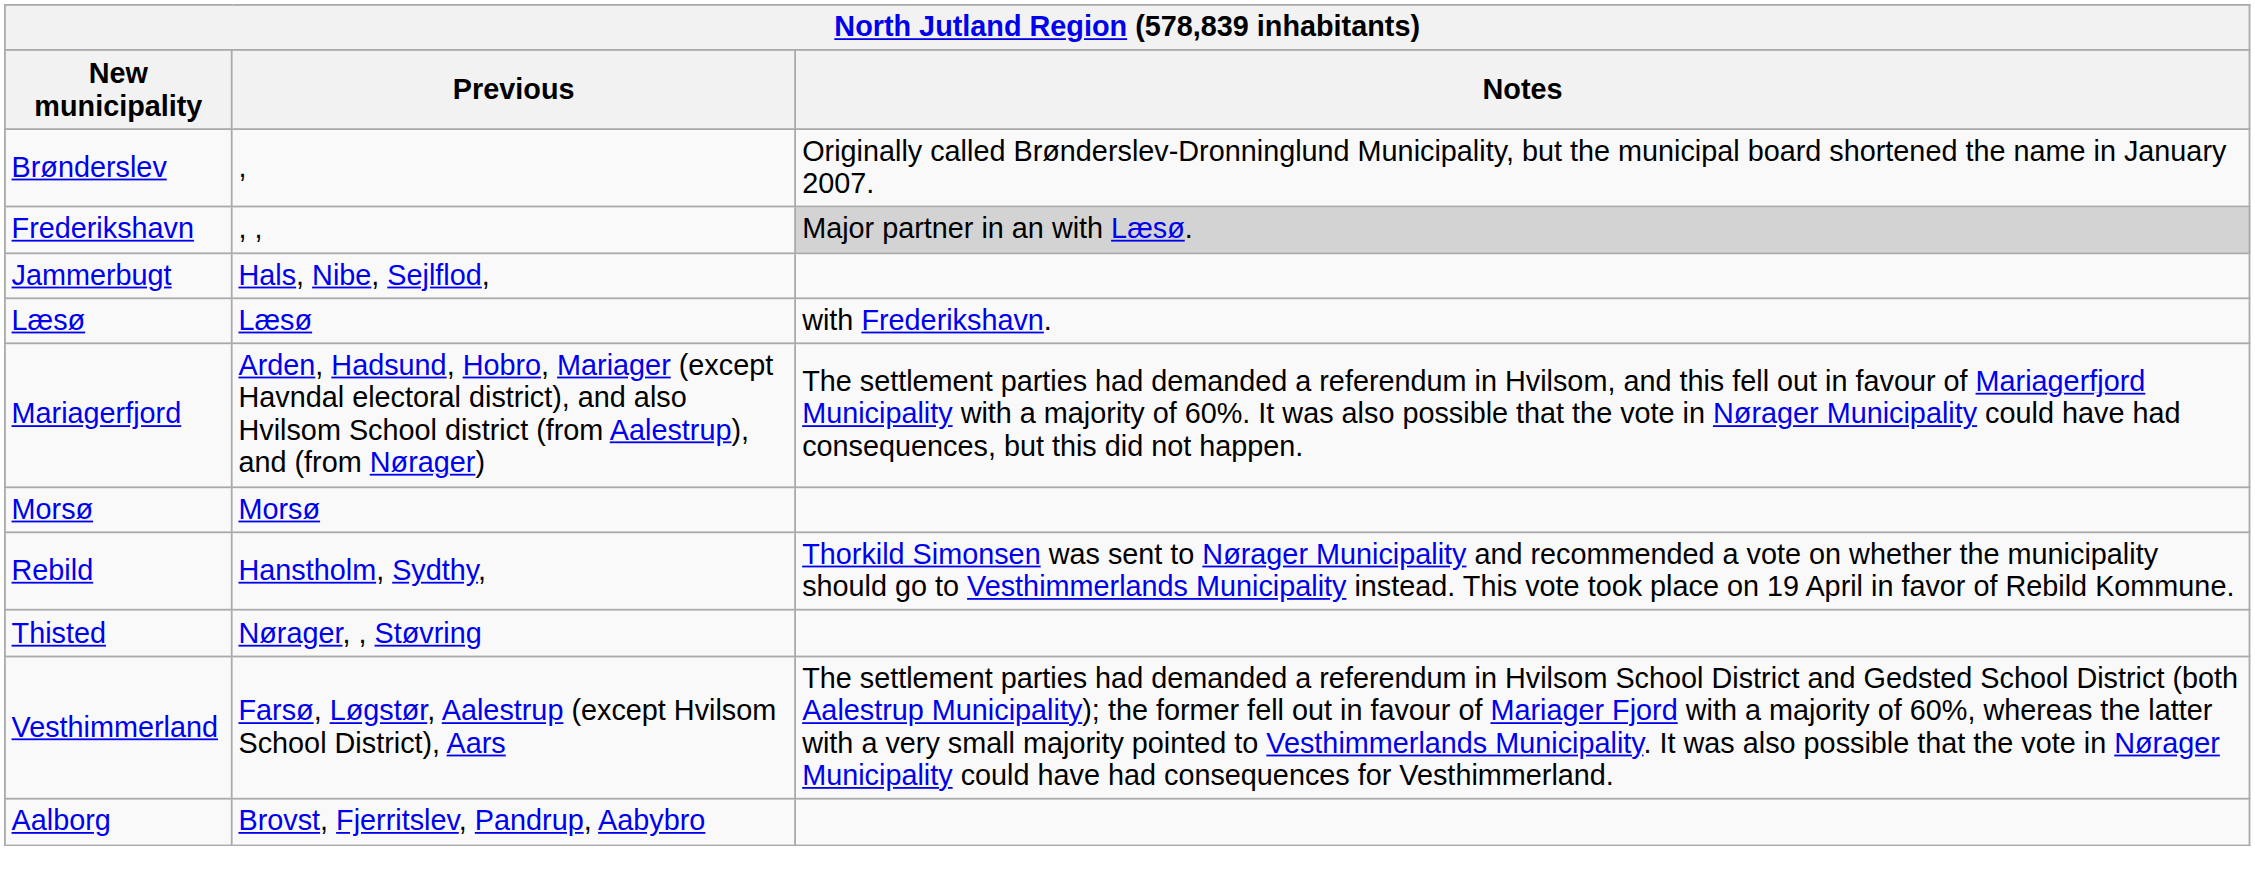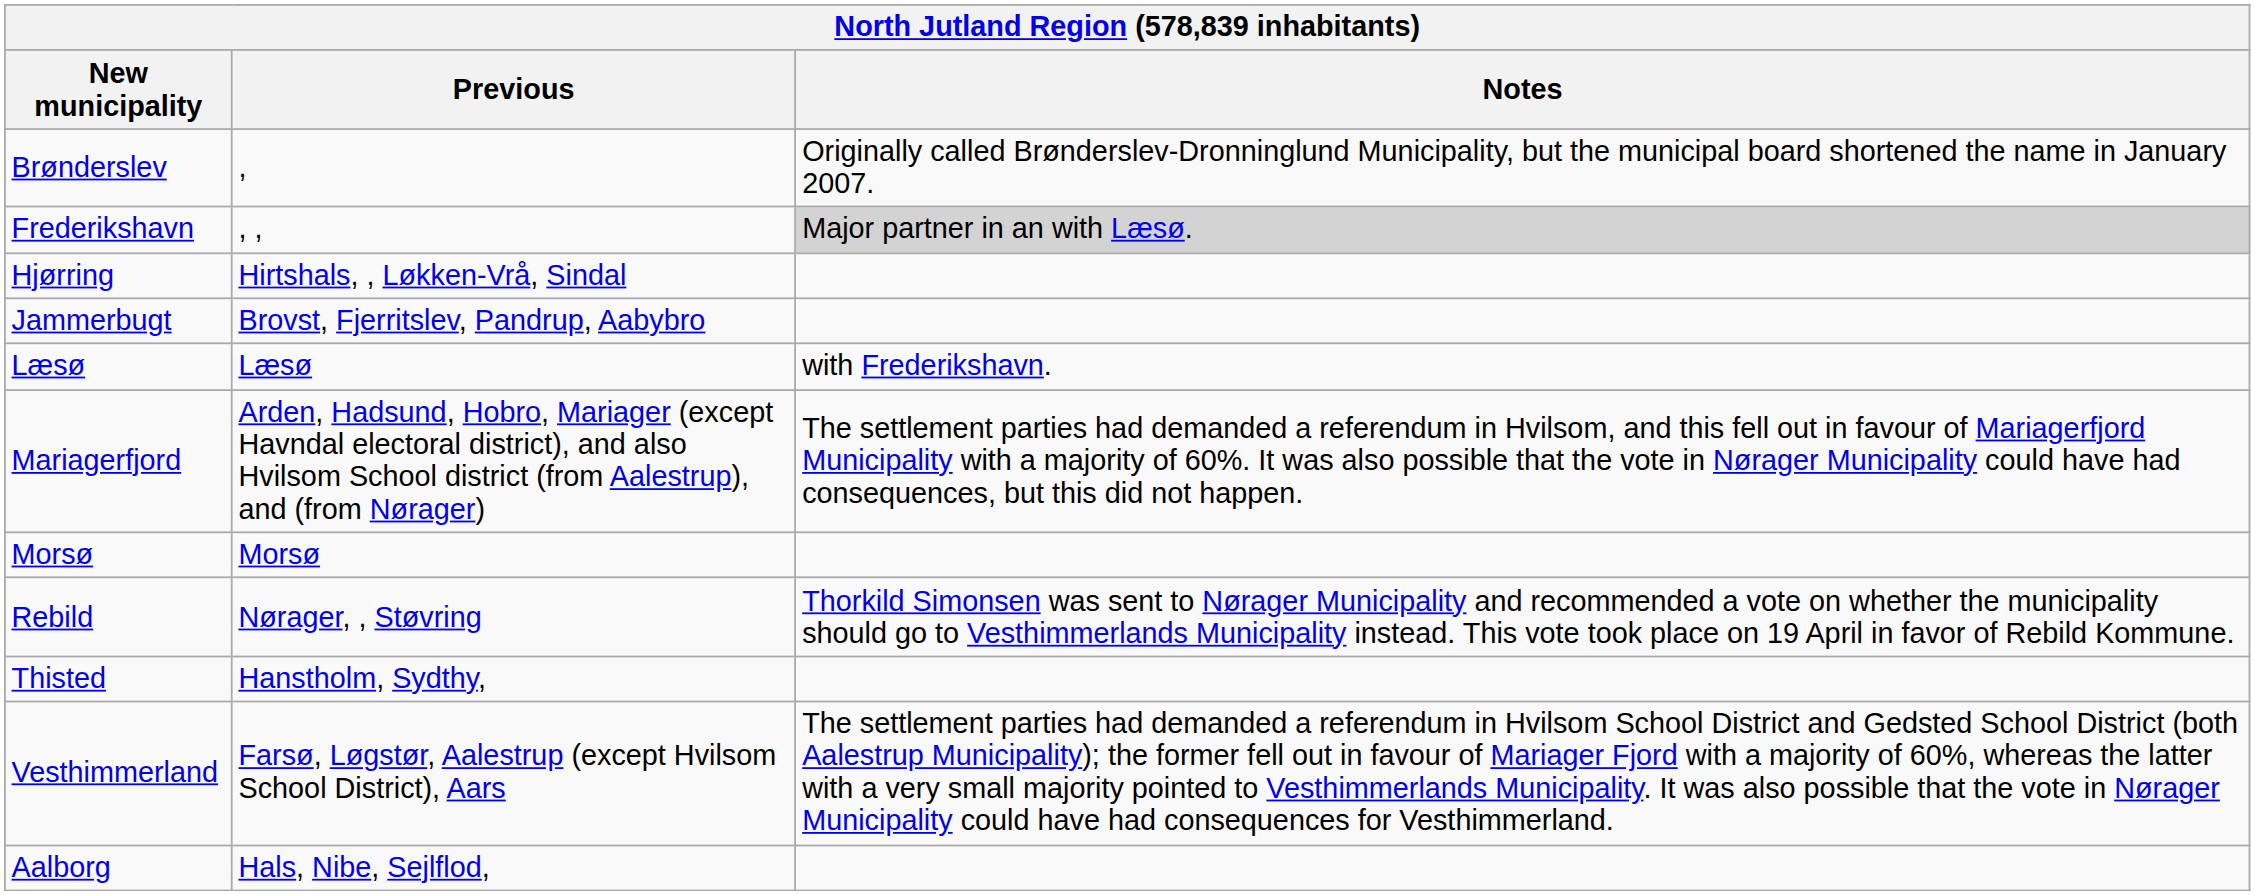+ row: (63, 274)
(364, 274) Hals, Nibe, Sejlflod, -> (472, 320) Brovst, Fjerritslev, Pandrup, Aabybro
(362, 570) Hanstholm, Sydthy, -> (360, 616) Nørager, , Støvring
(360, 632) Nørager, , Støvring -> (362, 678) Hanstholm, Sydthy,
(472, 821) Brovst, Fjerritslev, Pandrup, Aabybro -> (364, 867) Hals, Nibe, Sejlflod,
